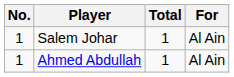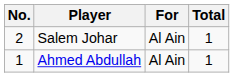columns swapped: (207, 15) <-> (165, 15)
(19, 38) 1 -> (19, 38) 2
